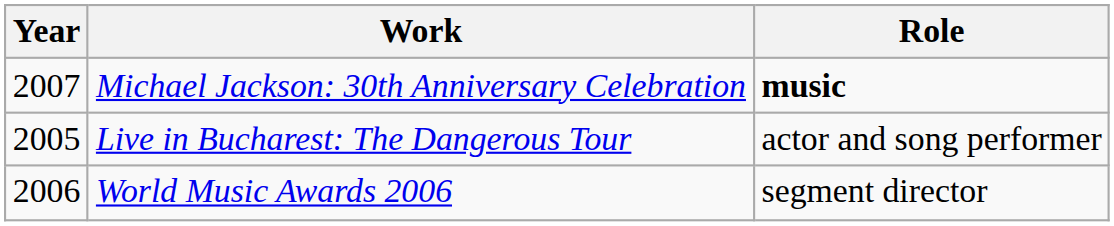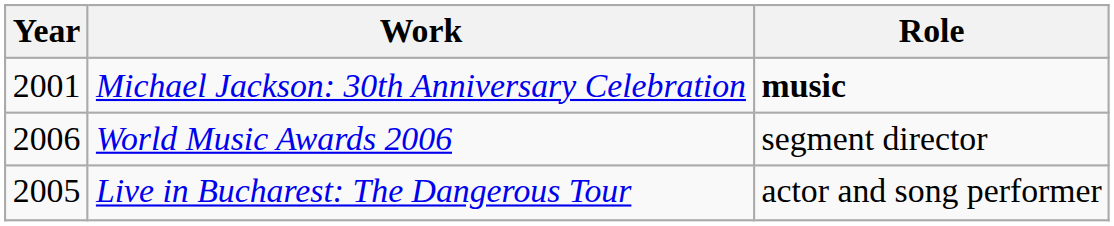(47, 84) 2007 -> (47, 84) 2001
rows swapped: (364, 138) <-> (274, 191)
